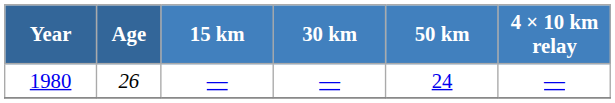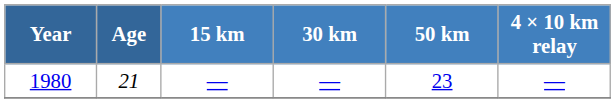(129, 80) 26 -> (129, 80) 21
(442, 80) 24 -> (442, 80) 23
